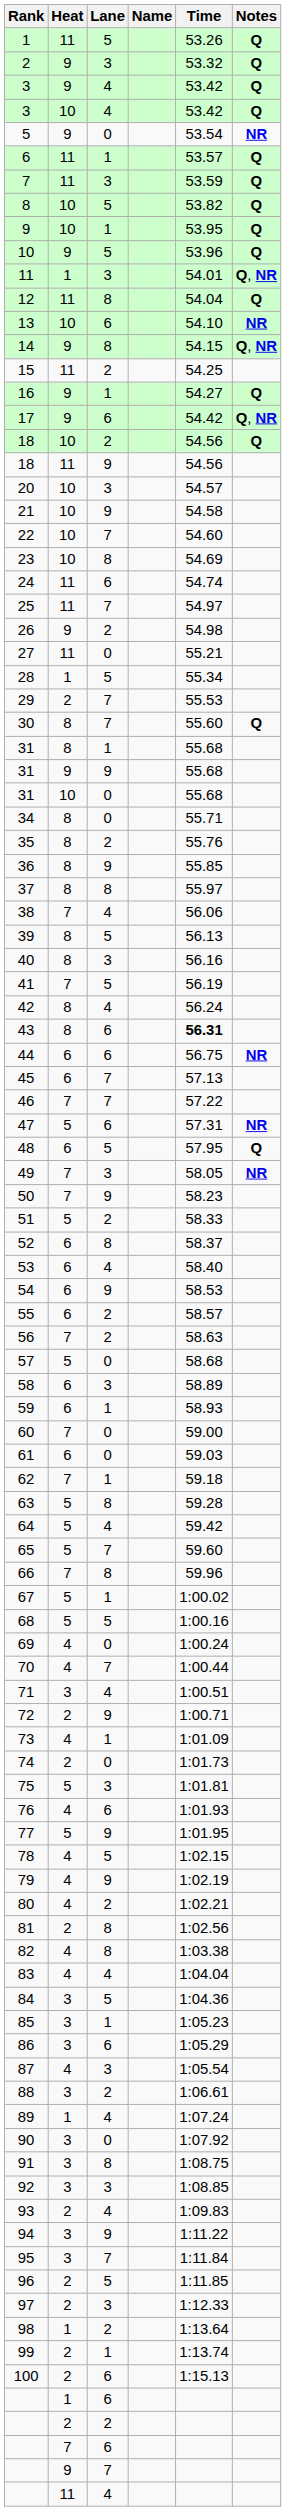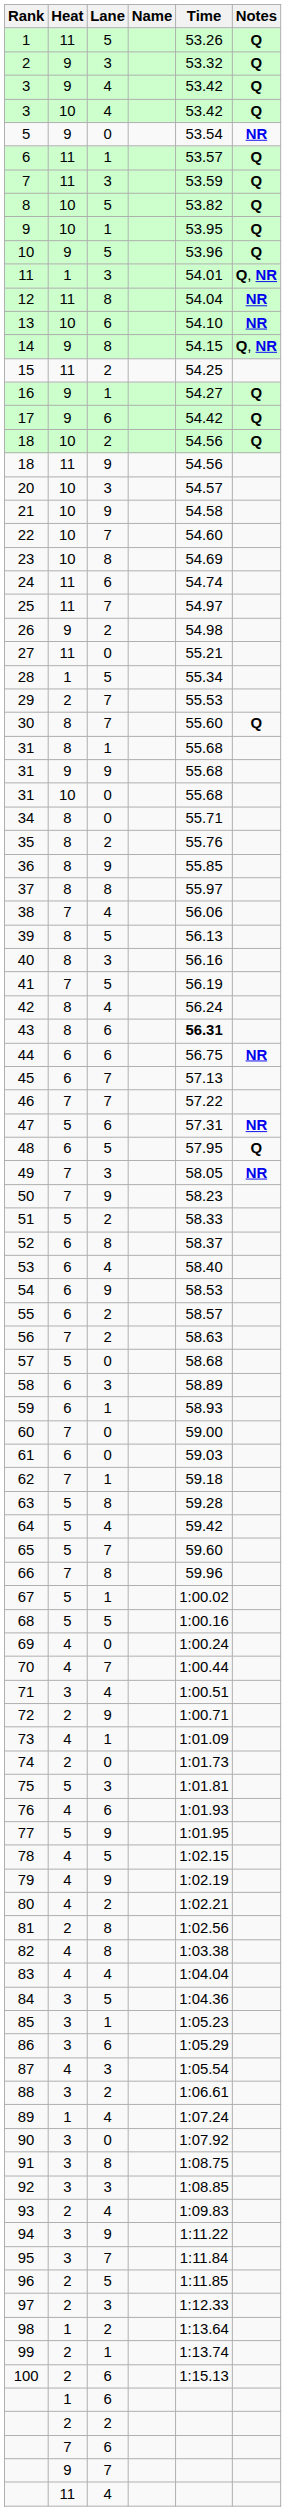(256, 299) Q -> (256, 299) NR
(256, 417) Q, NR -> (256, 417) Q
